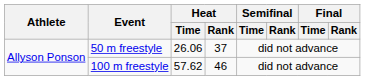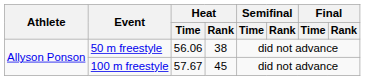(188, 49) 26.06 -> (188, 49) 56.06
(221, 49) 37 -> (221, 49) 38
(188, 67) 57.62 -> (188, 67) 57.67
(221, 67) 46 -> (221, 67) 45
